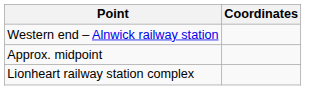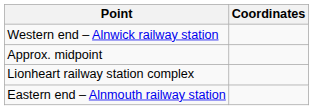+ row: (117, 94)
